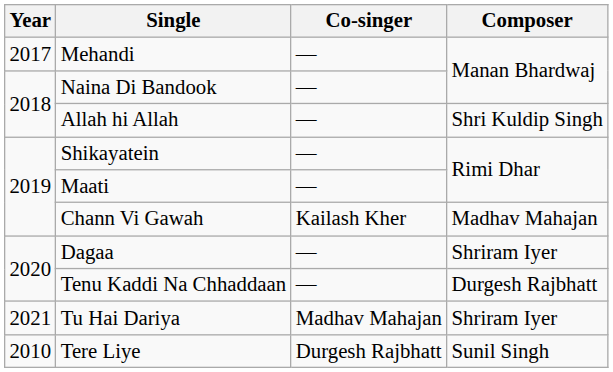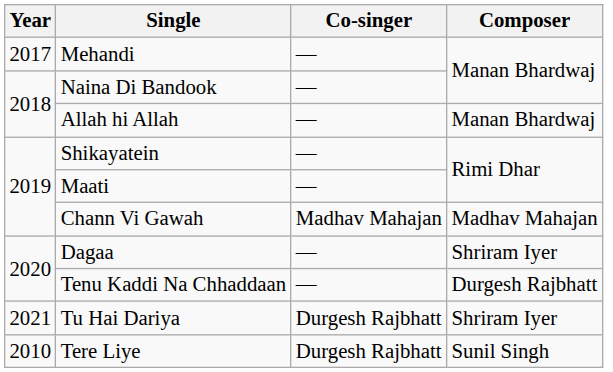(527, 119) Shri Kuldip Singh -> (523, 119) Manan Bhardwaj
(351, 218) Kailash Kher -> (369, 218) Madhav Mahajan
(369, 317) Madhav Mahajan -> (369, 317) Durgesh Rajbhatt
